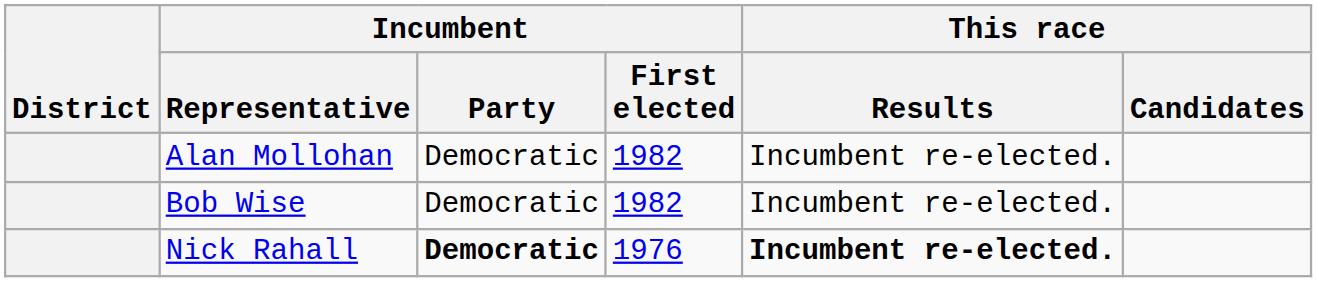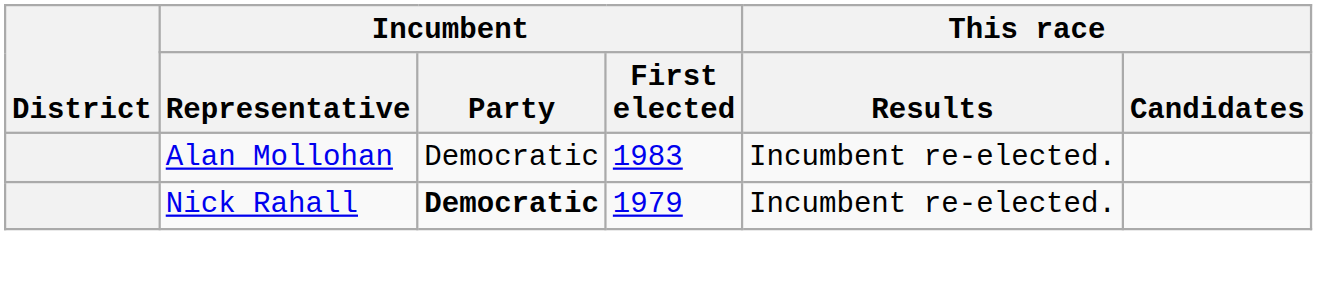(648, 157) 1982 -> (648, 157) 1983
- row: (236, 205)
(648, 252) 1976 -> (648, 205) 1979
(933, 252) bold -> (933, 205) normal
